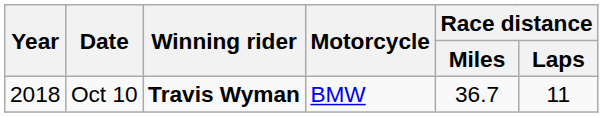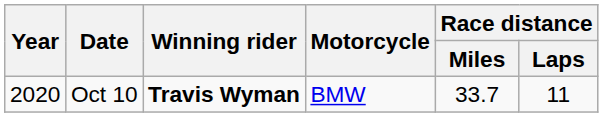(35, 95) 2018 -> (35, 95) 2020
(477, 95) 36.7 -> (477, 95) 33.7
